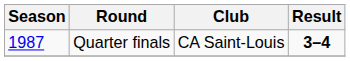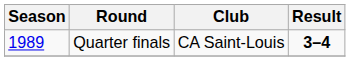(26, 42) 1987 -> (26, 42) 1989
